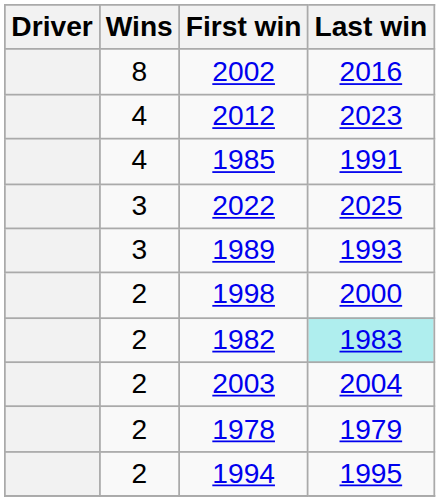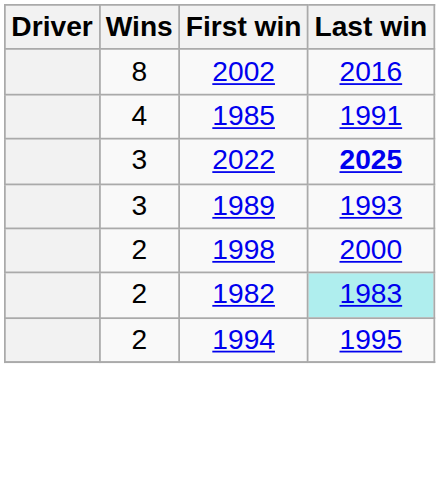- row: (244, 116)
(371, 205) normal -> (371, 160) bold
- row: (244, 384)
- row: (244, 428)
